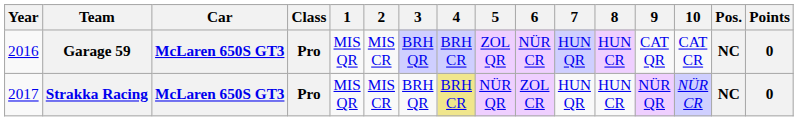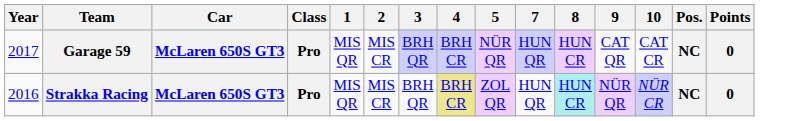- column: (535, 17)
(23, 51) 2016 -> (23, 51) 2017
(495, 51) ZOL QR -> (495, 51) NÜR QR
(23, 94) 2017 -> (23, 94) 2016
(495, 94) NÜR QR -> (495, 94) ZOL QR
(615, 94) no background -> (575, 94) paleturquoise background
